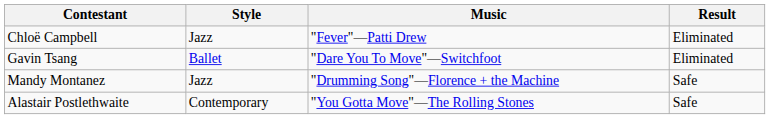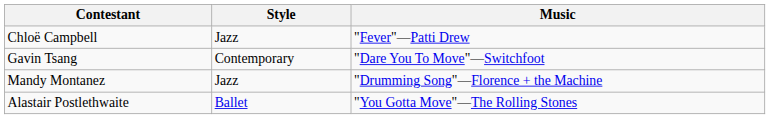- column: (717, 15)
(205, 59) Ballet -> (254, 59) Contemporary
(229, 102) Contemporary -> (231, 102) Ballet
